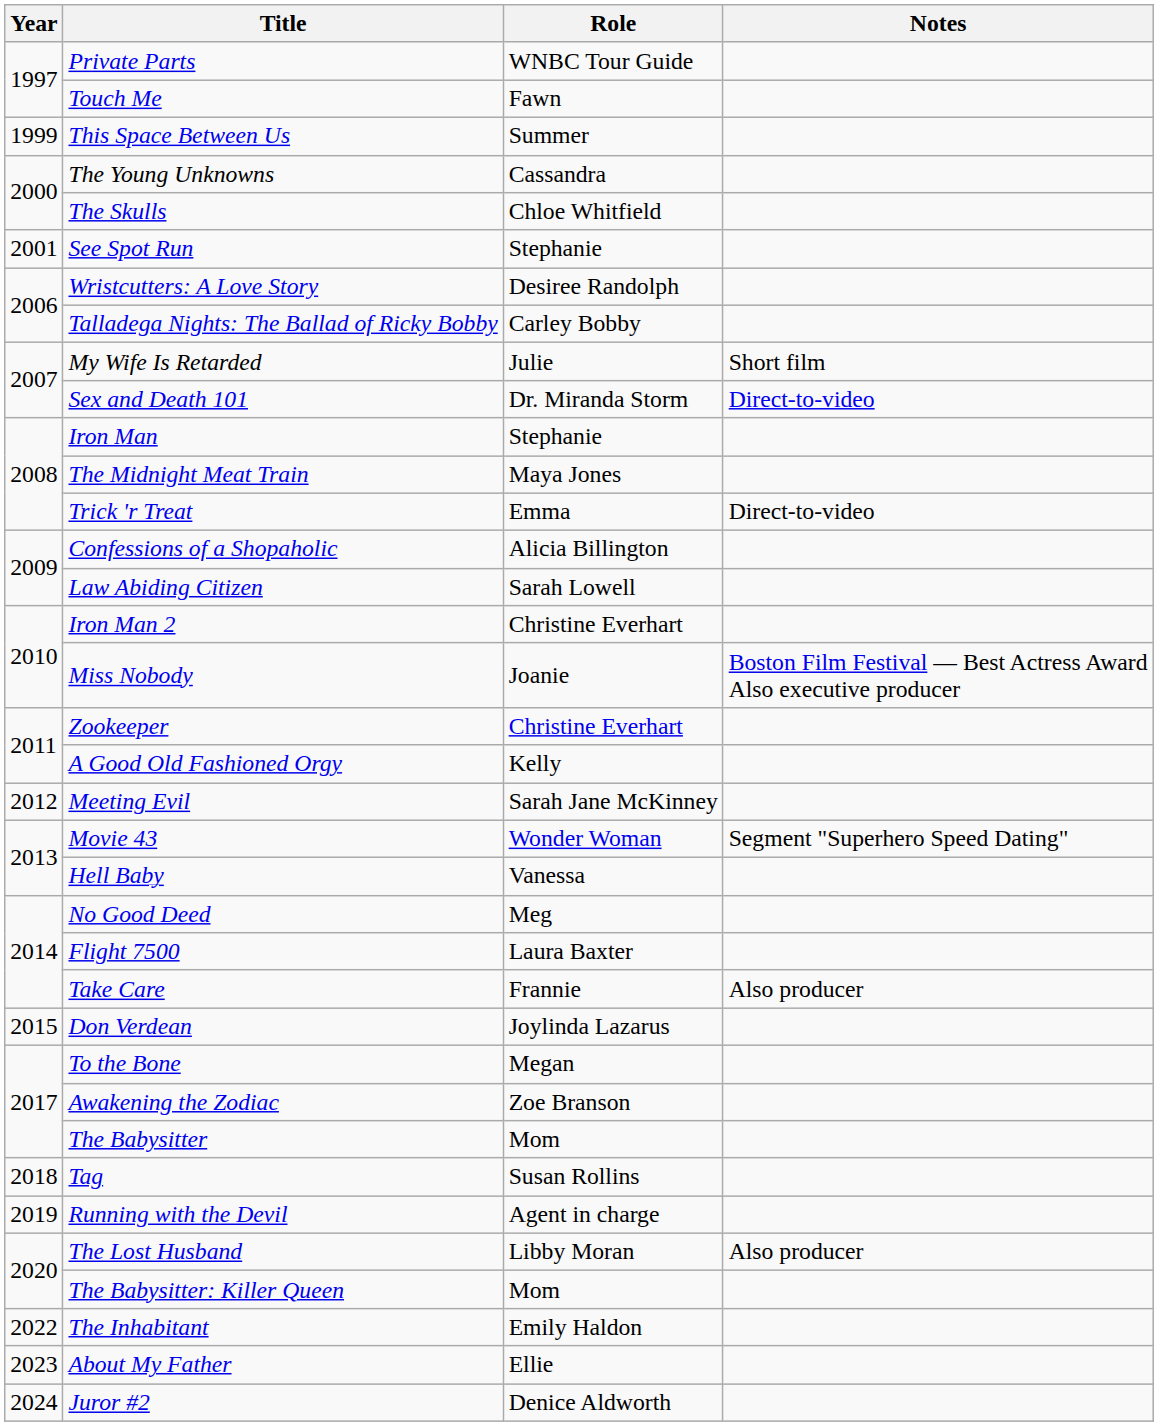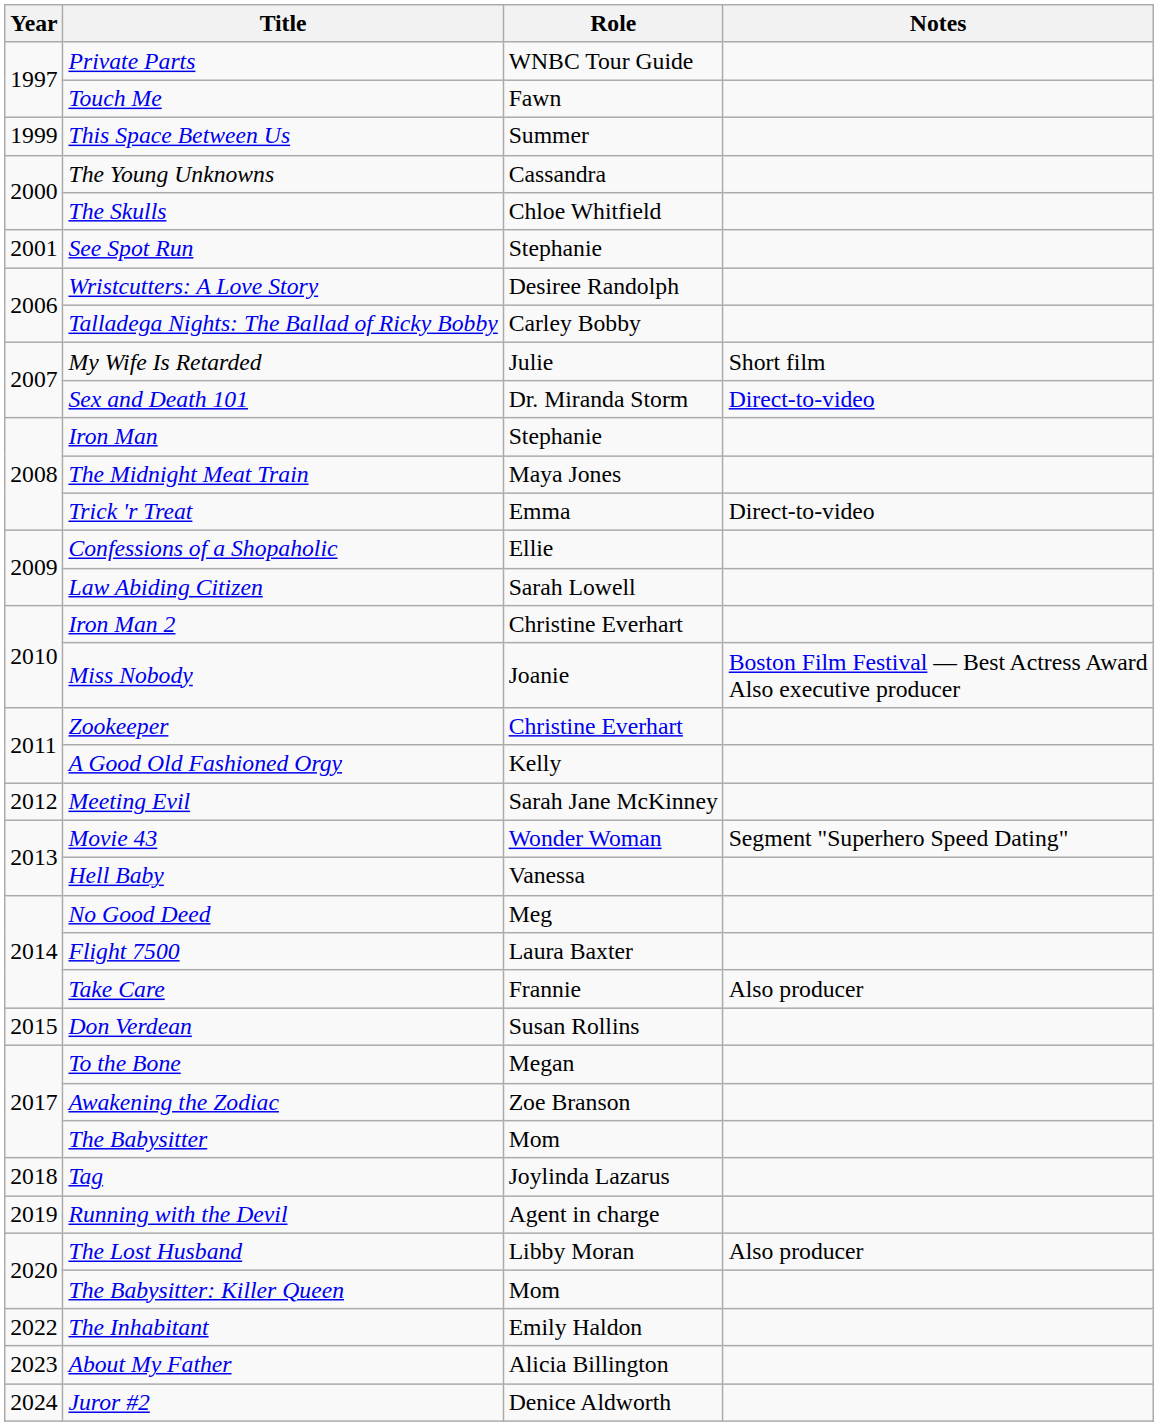(589, 549) Alicia Billington -> (531, 549) Ellie
(589, 1026) Joylinda Lazarus -> (574, 1026) Susan Rollins
(574, 1176) Susan Rollins -> (589, 1176) Joylinda Lazarus
(531, 1364) Ellie -> (589, 1364) Alicia Billington
